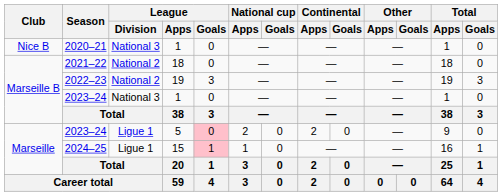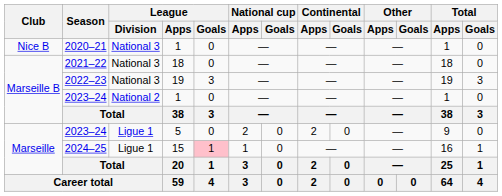(136, 64) National 2 -> (136, 64) National 3
(136, 81) National 2 -> (136, 81) National 3
(136, 98) National 3 -> (136, 98) National 2
(211, 132) pink background -> (211, 132) no background
